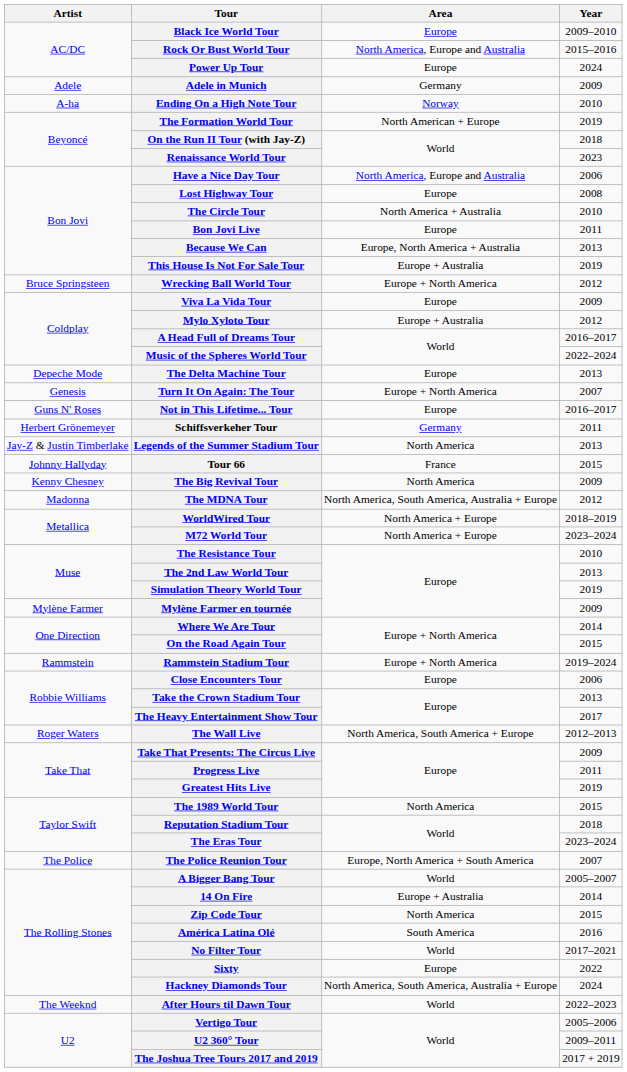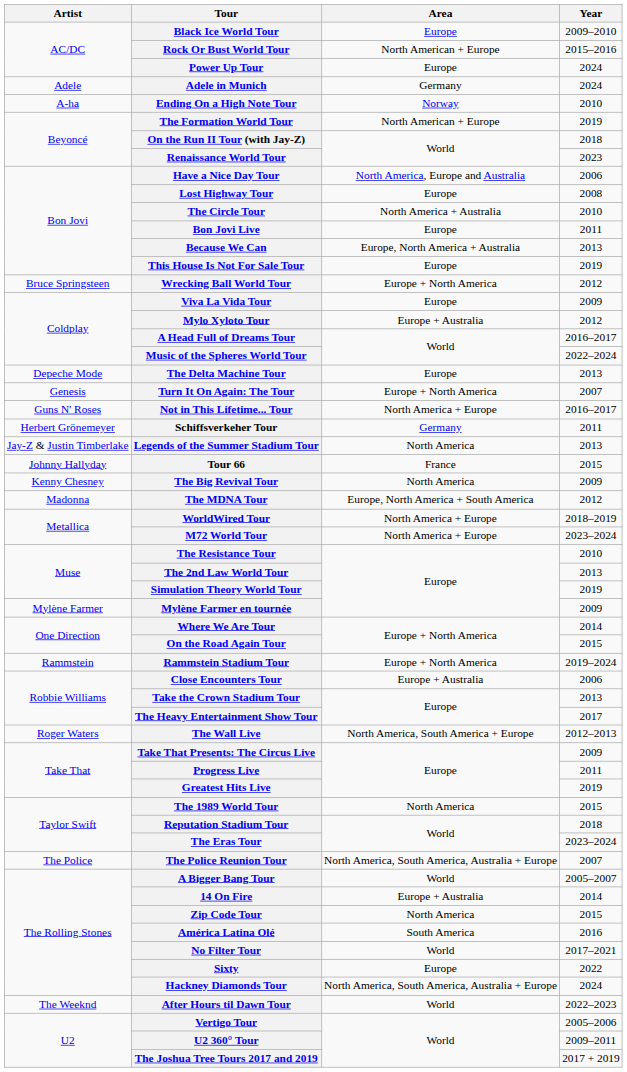(440, 49) North America, Europe and Australia -> (440, 49) North American + Europe
(591, 85) 2009 -> (591, 85) 2024
(440, 265) Europe + Australia -> (440, 265) Europe
(440, 409) Europe -> (440, 409) North America + Europe
(440, 499) North America, South America, Australia + Europe -> (440, 499) Europe, North America + South America
(440, 680) Europe -> (440, 680) Europe + Australia
(440, 860) Europe, North America + South America -> (440, 860) North America, South America, Australia + Europe
